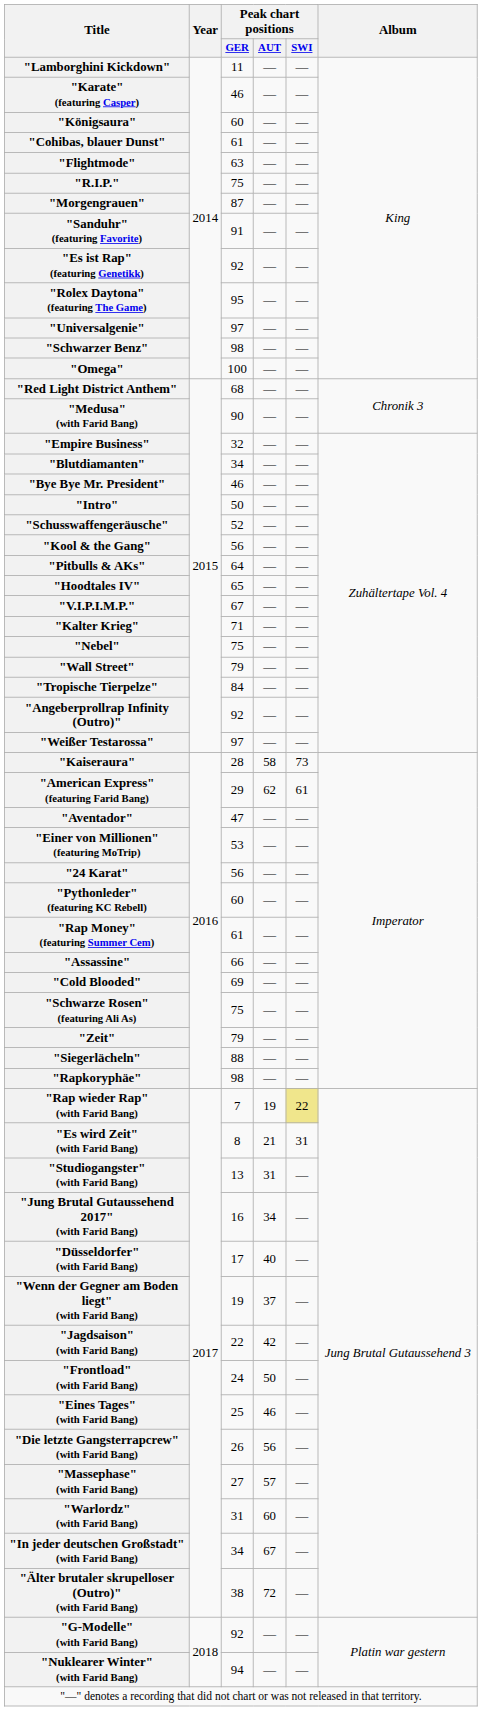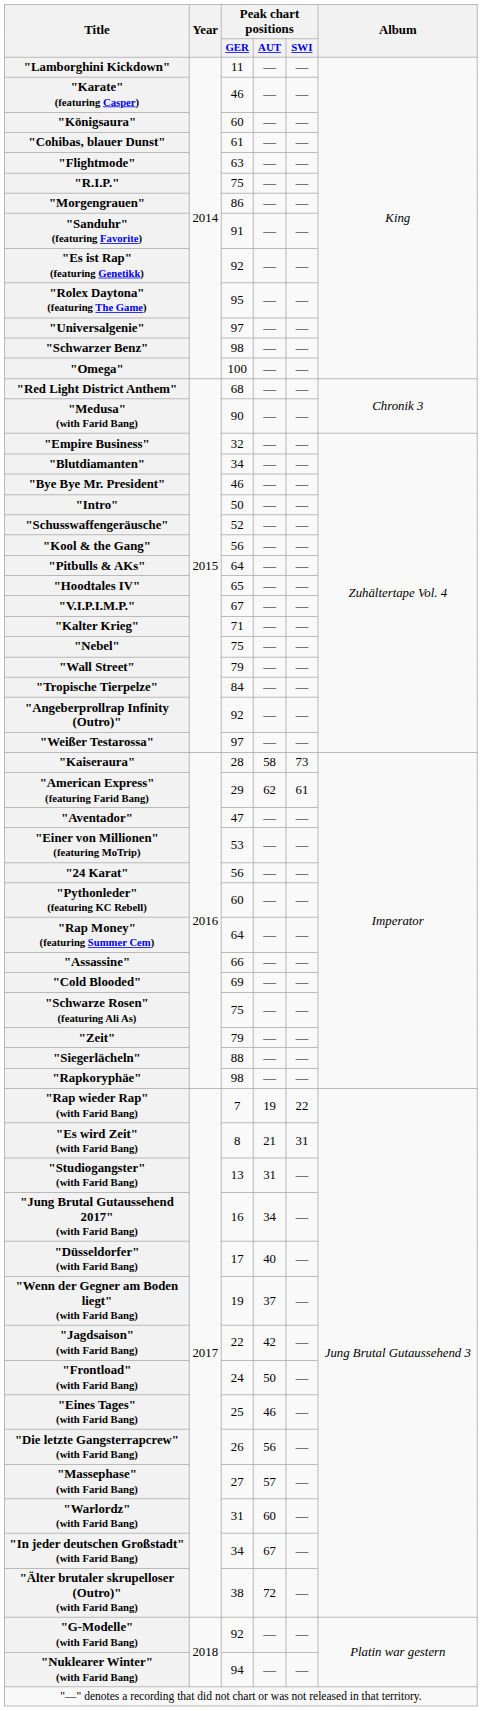(237, 203) 87 -> (237, 203) 86
(237, 934) 61 -> (237, 934) 64
(302, 1105) khaki background -> (302, 1105) no background
